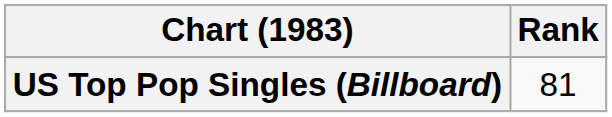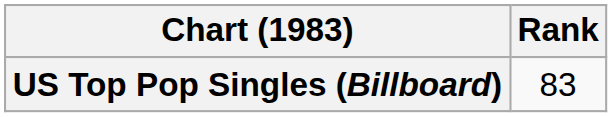(558, 83) 81 -> (558, 83) 83
